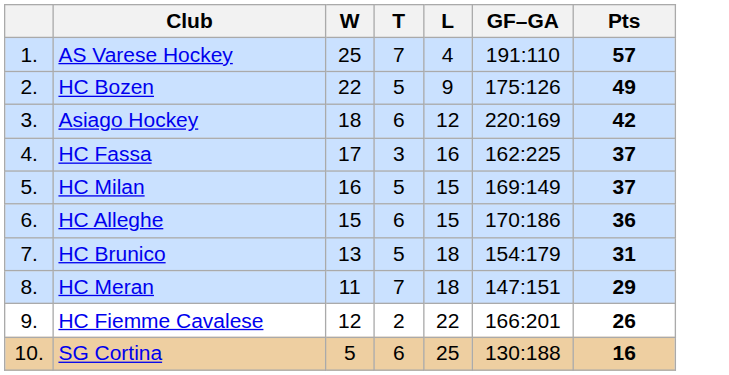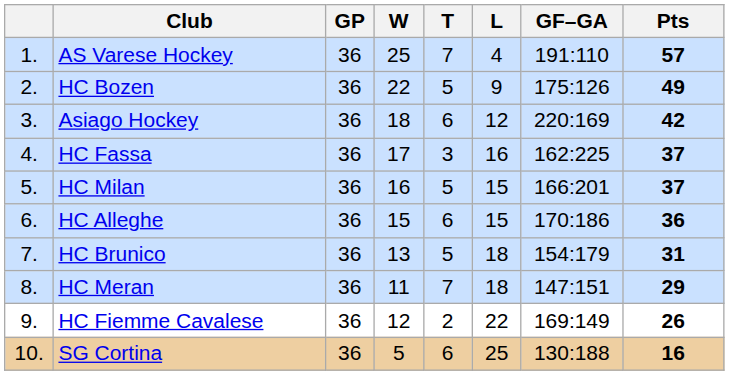+ column: (350, 21)
(523, 187) 169:149 -> (572, 187) 166:201
(523, 320) 166:201 -> (572, 320) 169:149
